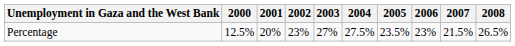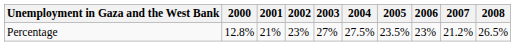(240, 31) 12.5% -> (240, 31) 12.8%
(270, 31) 20% -> (270, 31) 21%
(458, 31) 21.5% -> (458, 31) 21.2%
